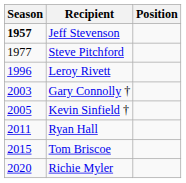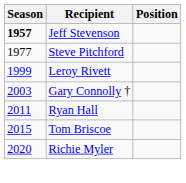(19, 71) 1996 -> (19, 71) 1999
- row: (89, 110)
